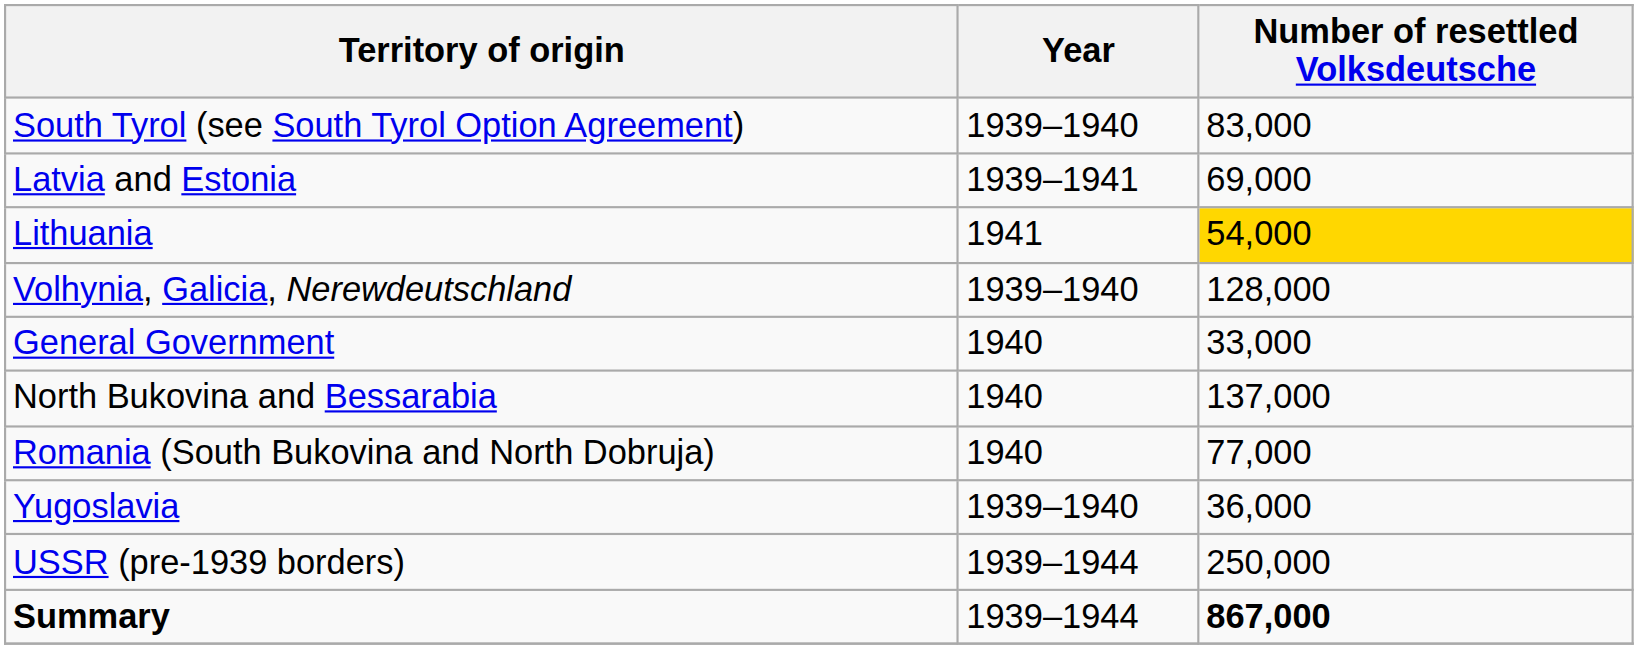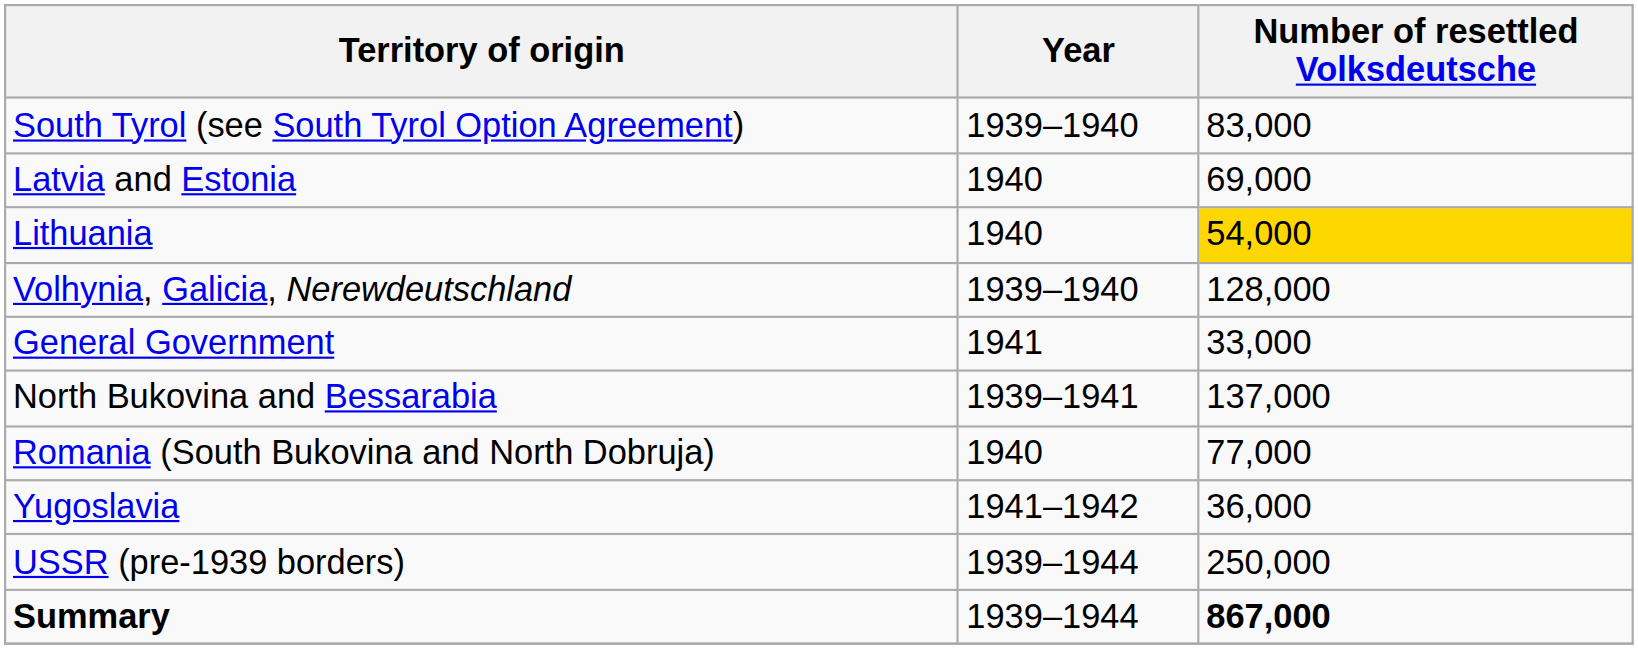(1052, 179) 1939–1941 -> (1005, 179) 1940
(1005, 234) 1941 -> (1005, 234) 1940
(1005, 343) 1940 -> (1005, 343) 1941
(1005, 397) 1940 -> (1052, 397) 1939–1941
(1052, 506) 1939–1940 -> (1052, 506) 1941–1942
